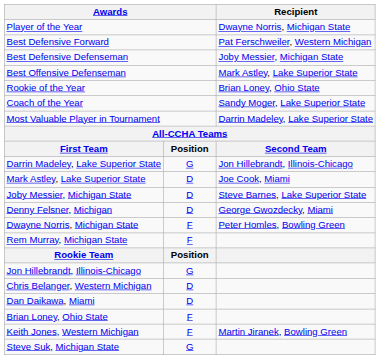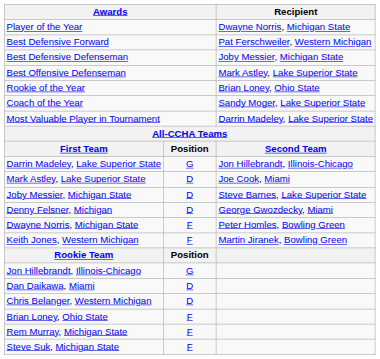rows swapped: (73, 331) <-> (67, 240)
rows swapped: (79, 286) <-> (51, 301)
(190, 347) G -> (190, 347) F
